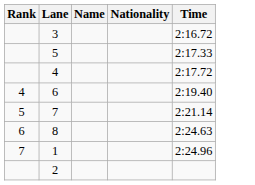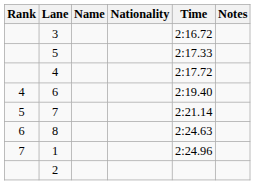+ column: (233, 14)
